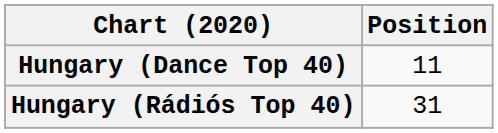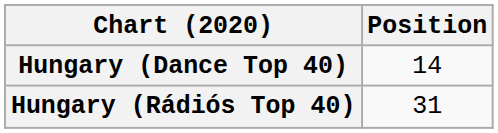(427, 66) 11 -> (427, 66) 14
